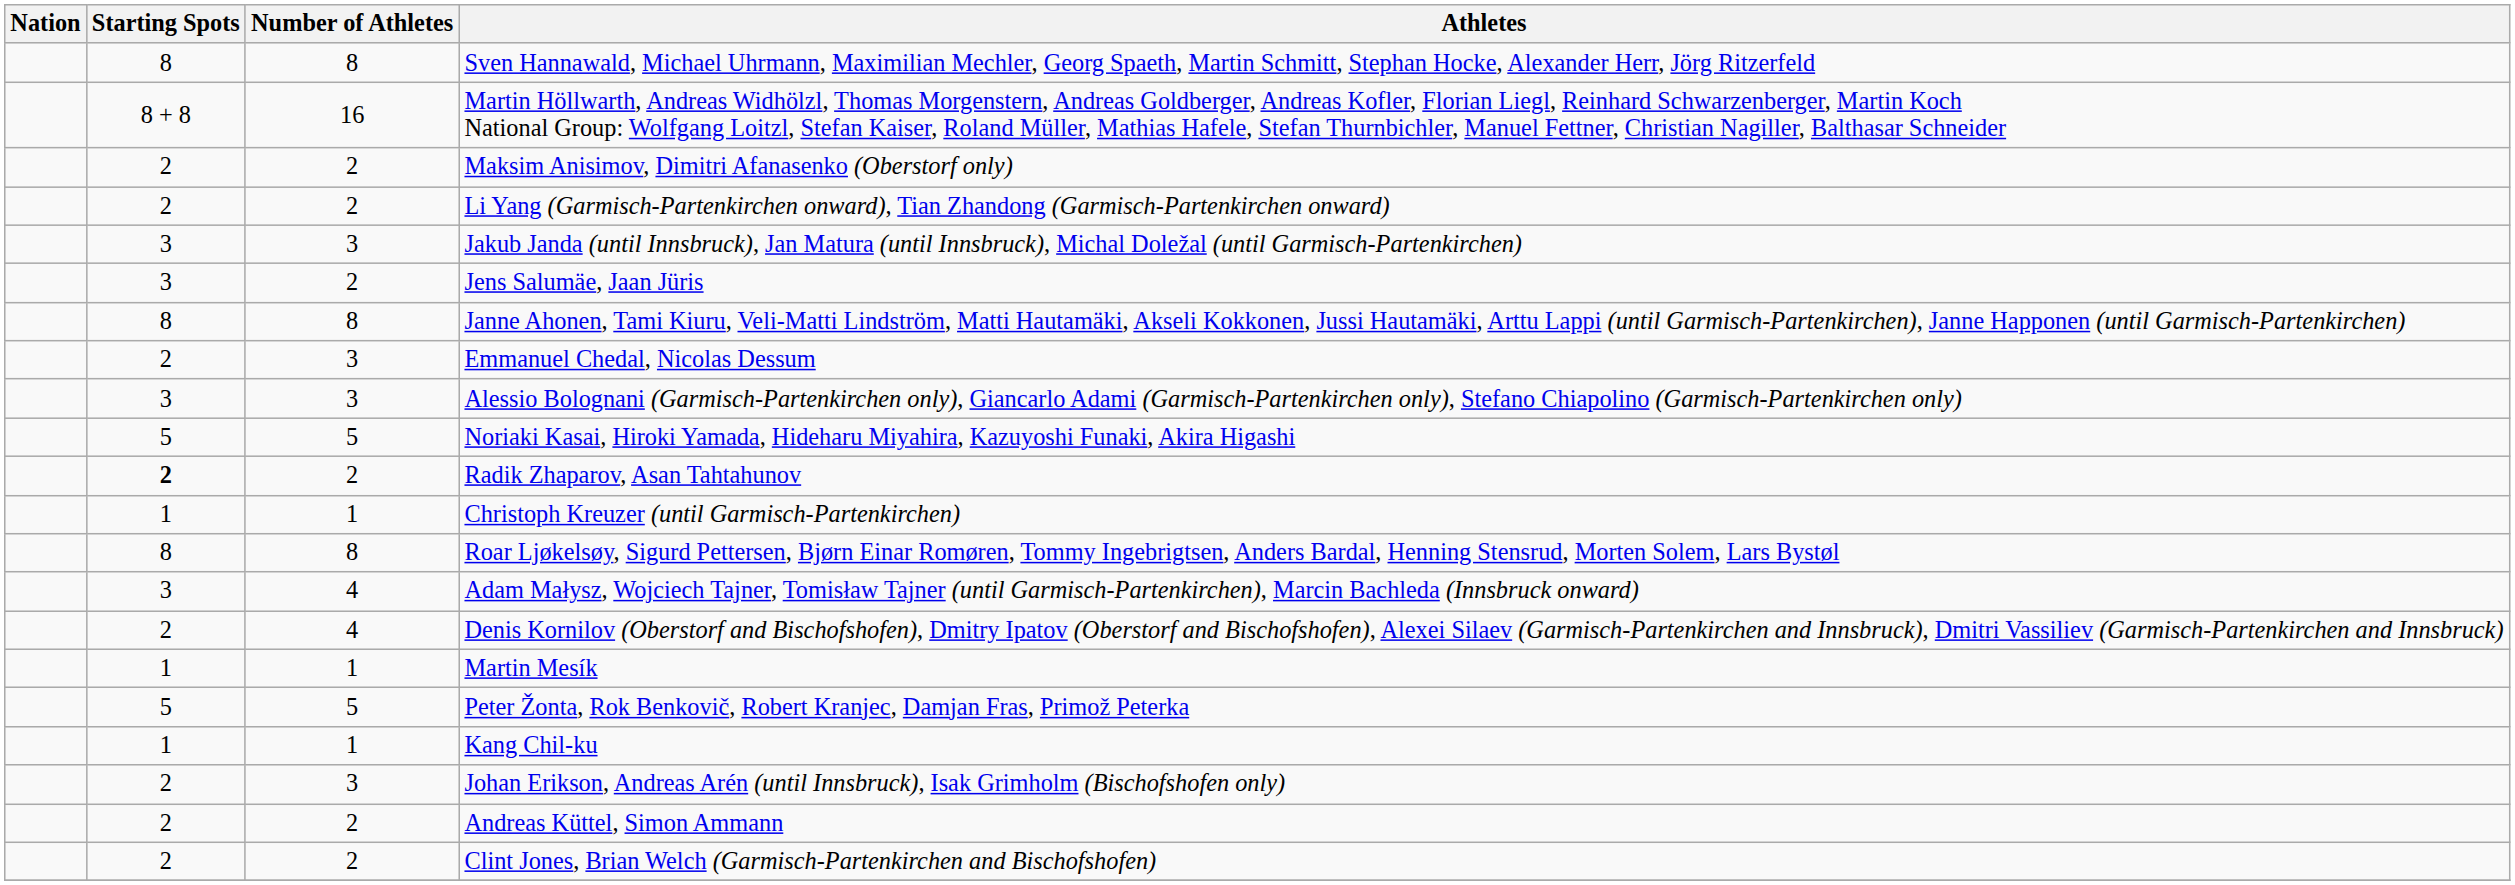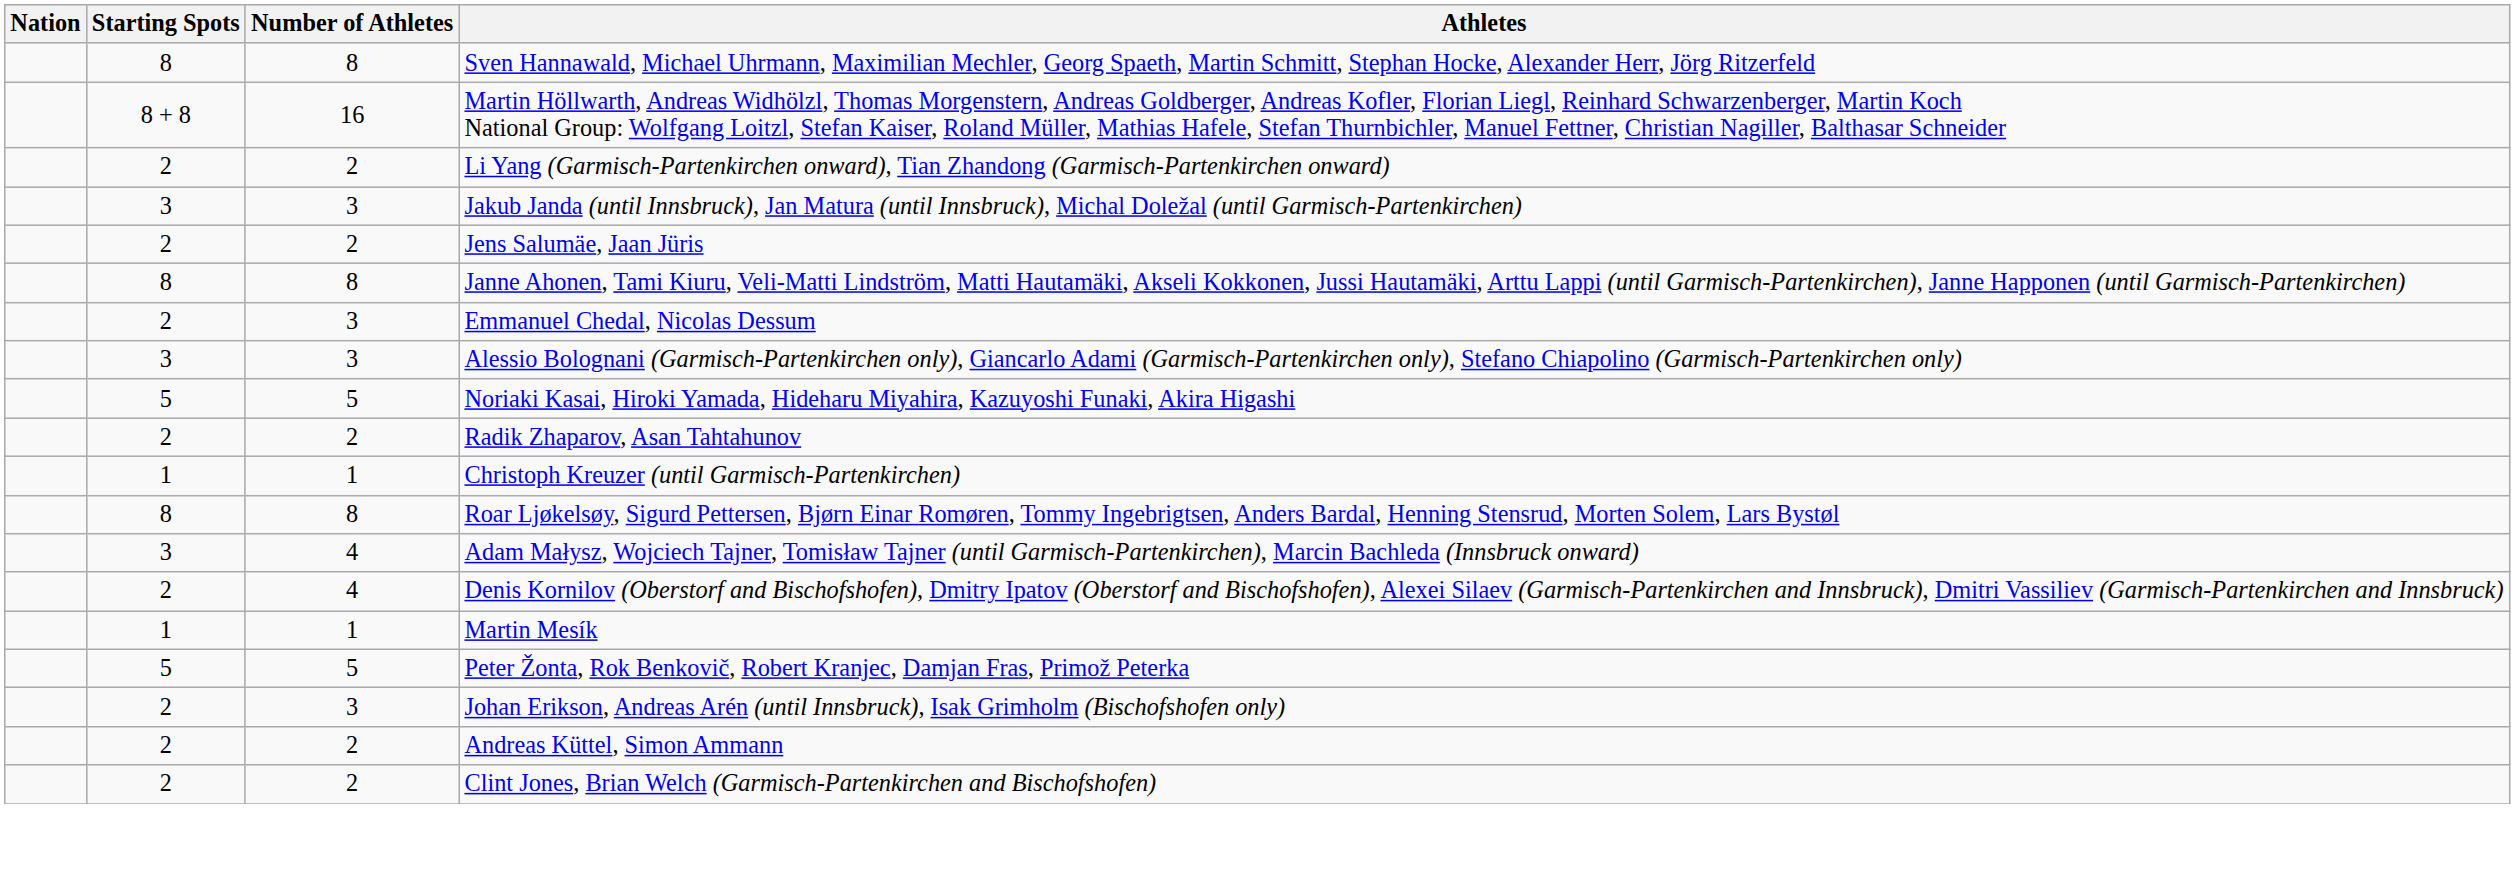- row: (739, 166)
(166, 282) 3 -> (166, 243) 2
(166, 475) bold -> (166, 436) normal
- row: (531, 745)
